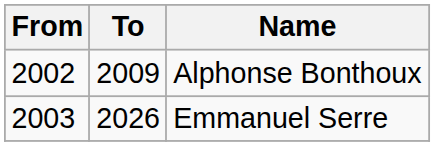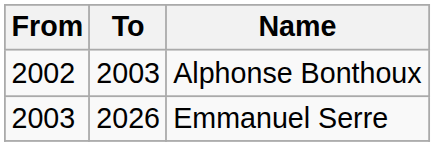(128, 72) 2009 -> (128, 72) 2003
